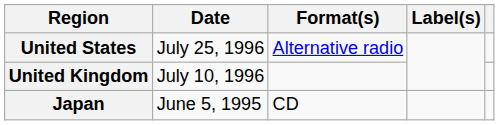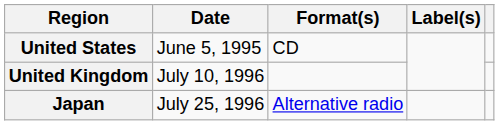(210, 47) July 25, 1996 -> (209, 47) June 5, 1995
(338, 47) Alternative radio -> (286, 47) CD
(209, 104) June 5, 1995 -> (210, 104) July 25, 1996
(286, 104) CD -> (338, 104) Alternative radio
